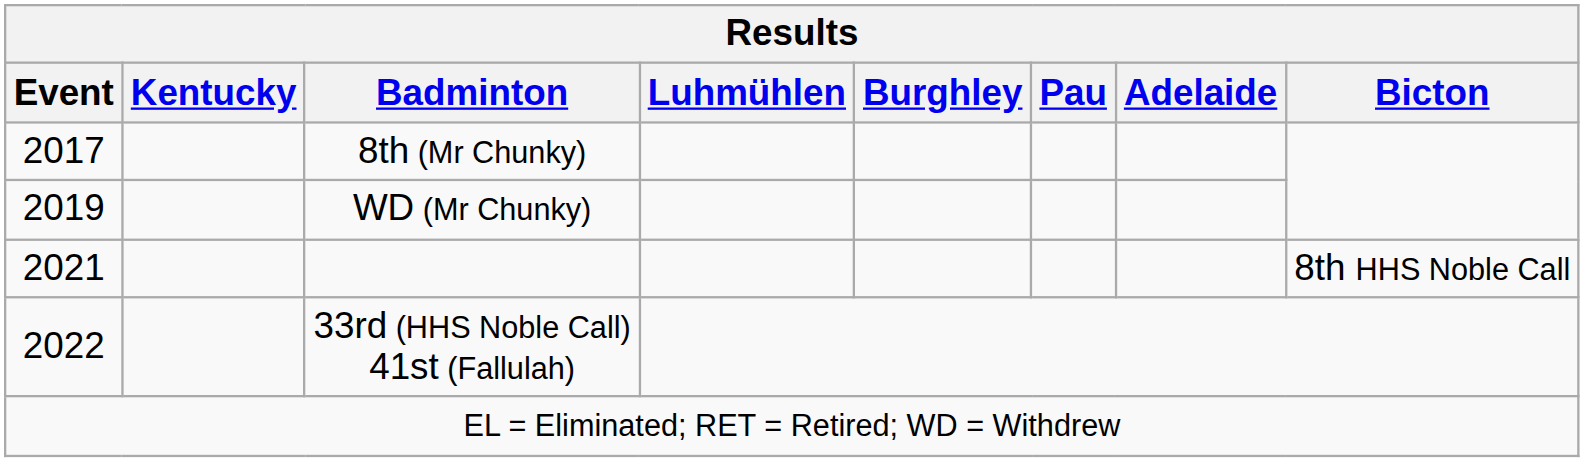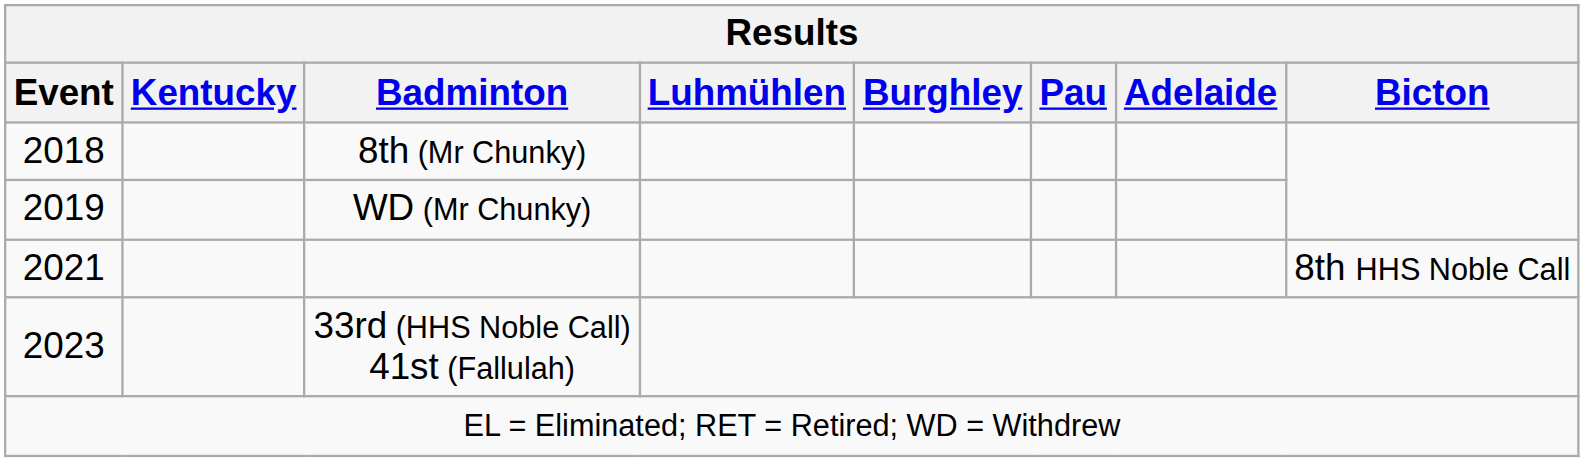(64, 150) 2017 -> (64, 150) 2018
(64, 346) 2022 -> (64, 346) 2023
